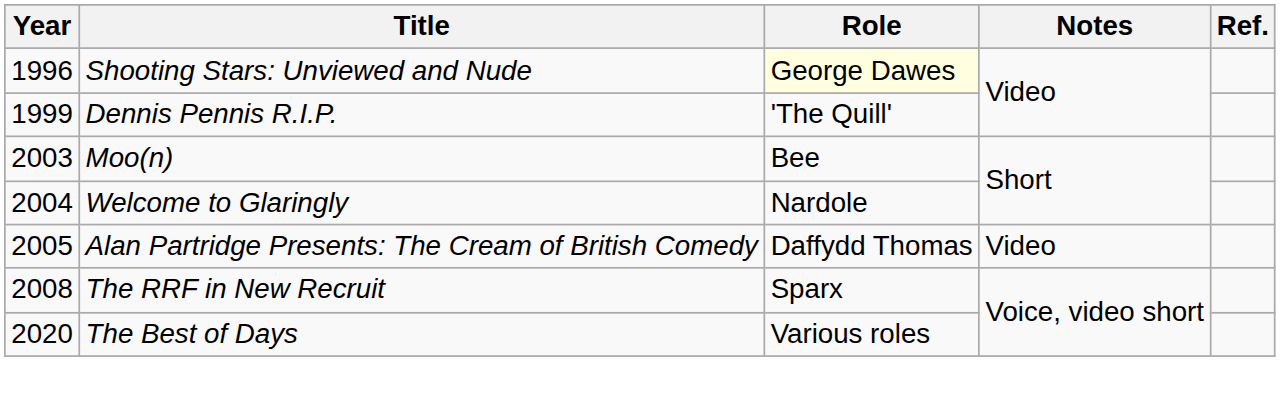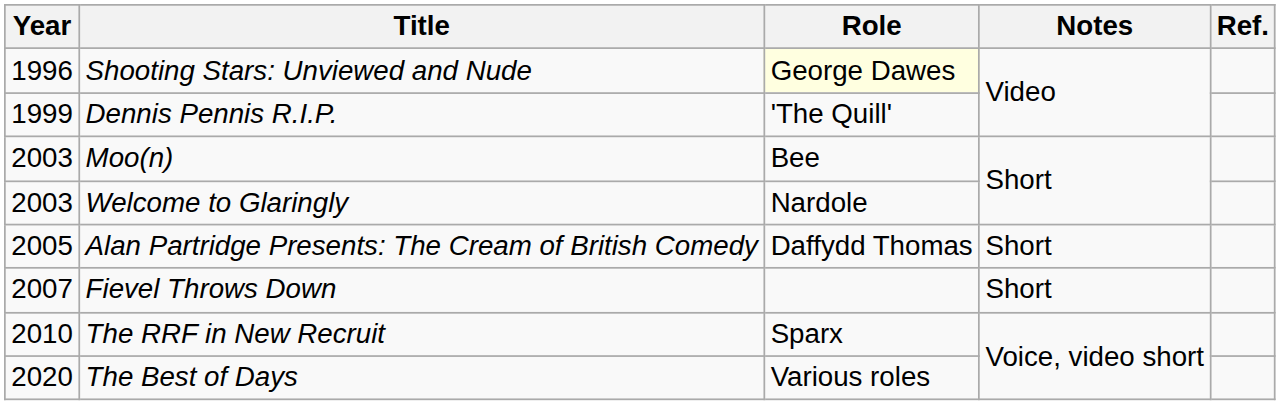(42, 202) 2004 -> (42, 202) 2003
(1021, 245) Video -> (1019, 245) Short
+ row: (211, 289)
(42, 289) 2008 -> (42, 333) 2010
